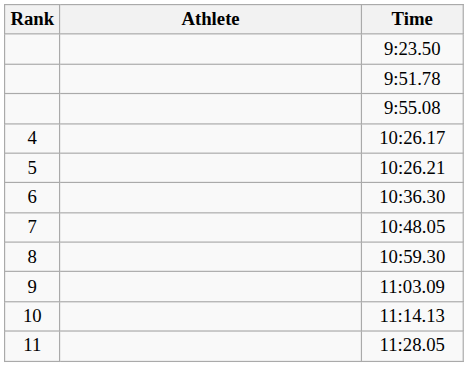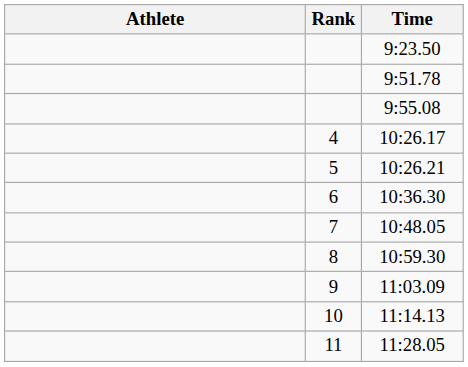columns swapped: (32, 19) <-> (211, 19)
